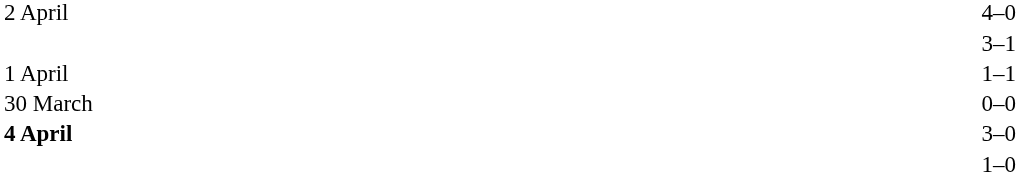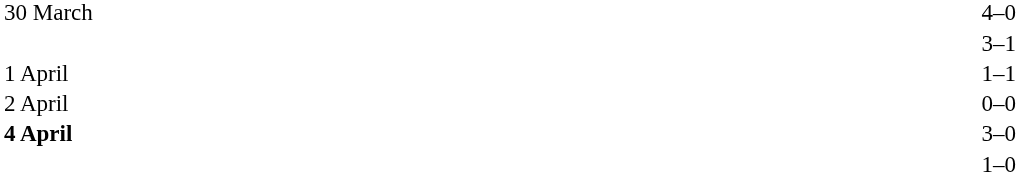(36, 12) 2 April -> (48, 12) 30 March
(48, 103) 30 March -> (36, 103) 2 April
